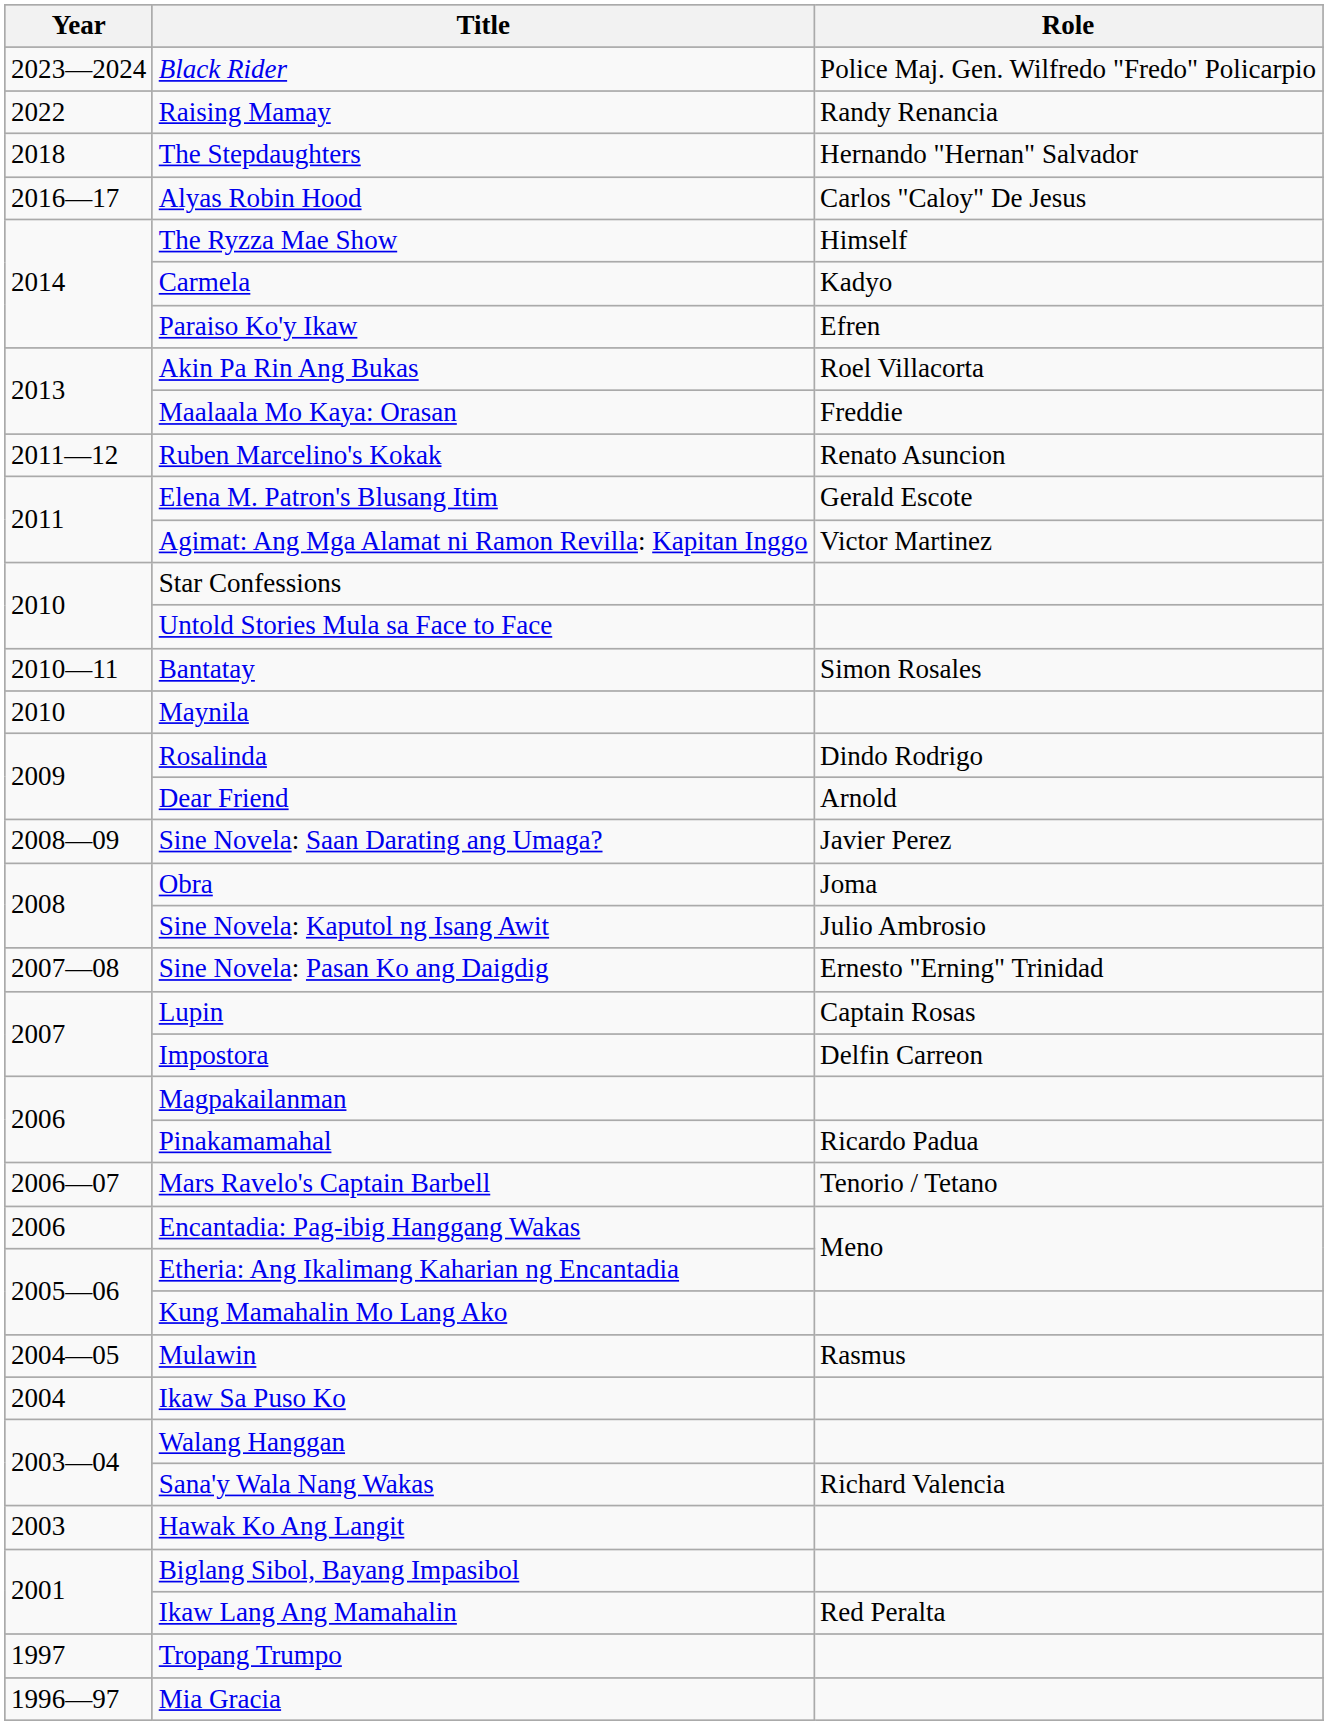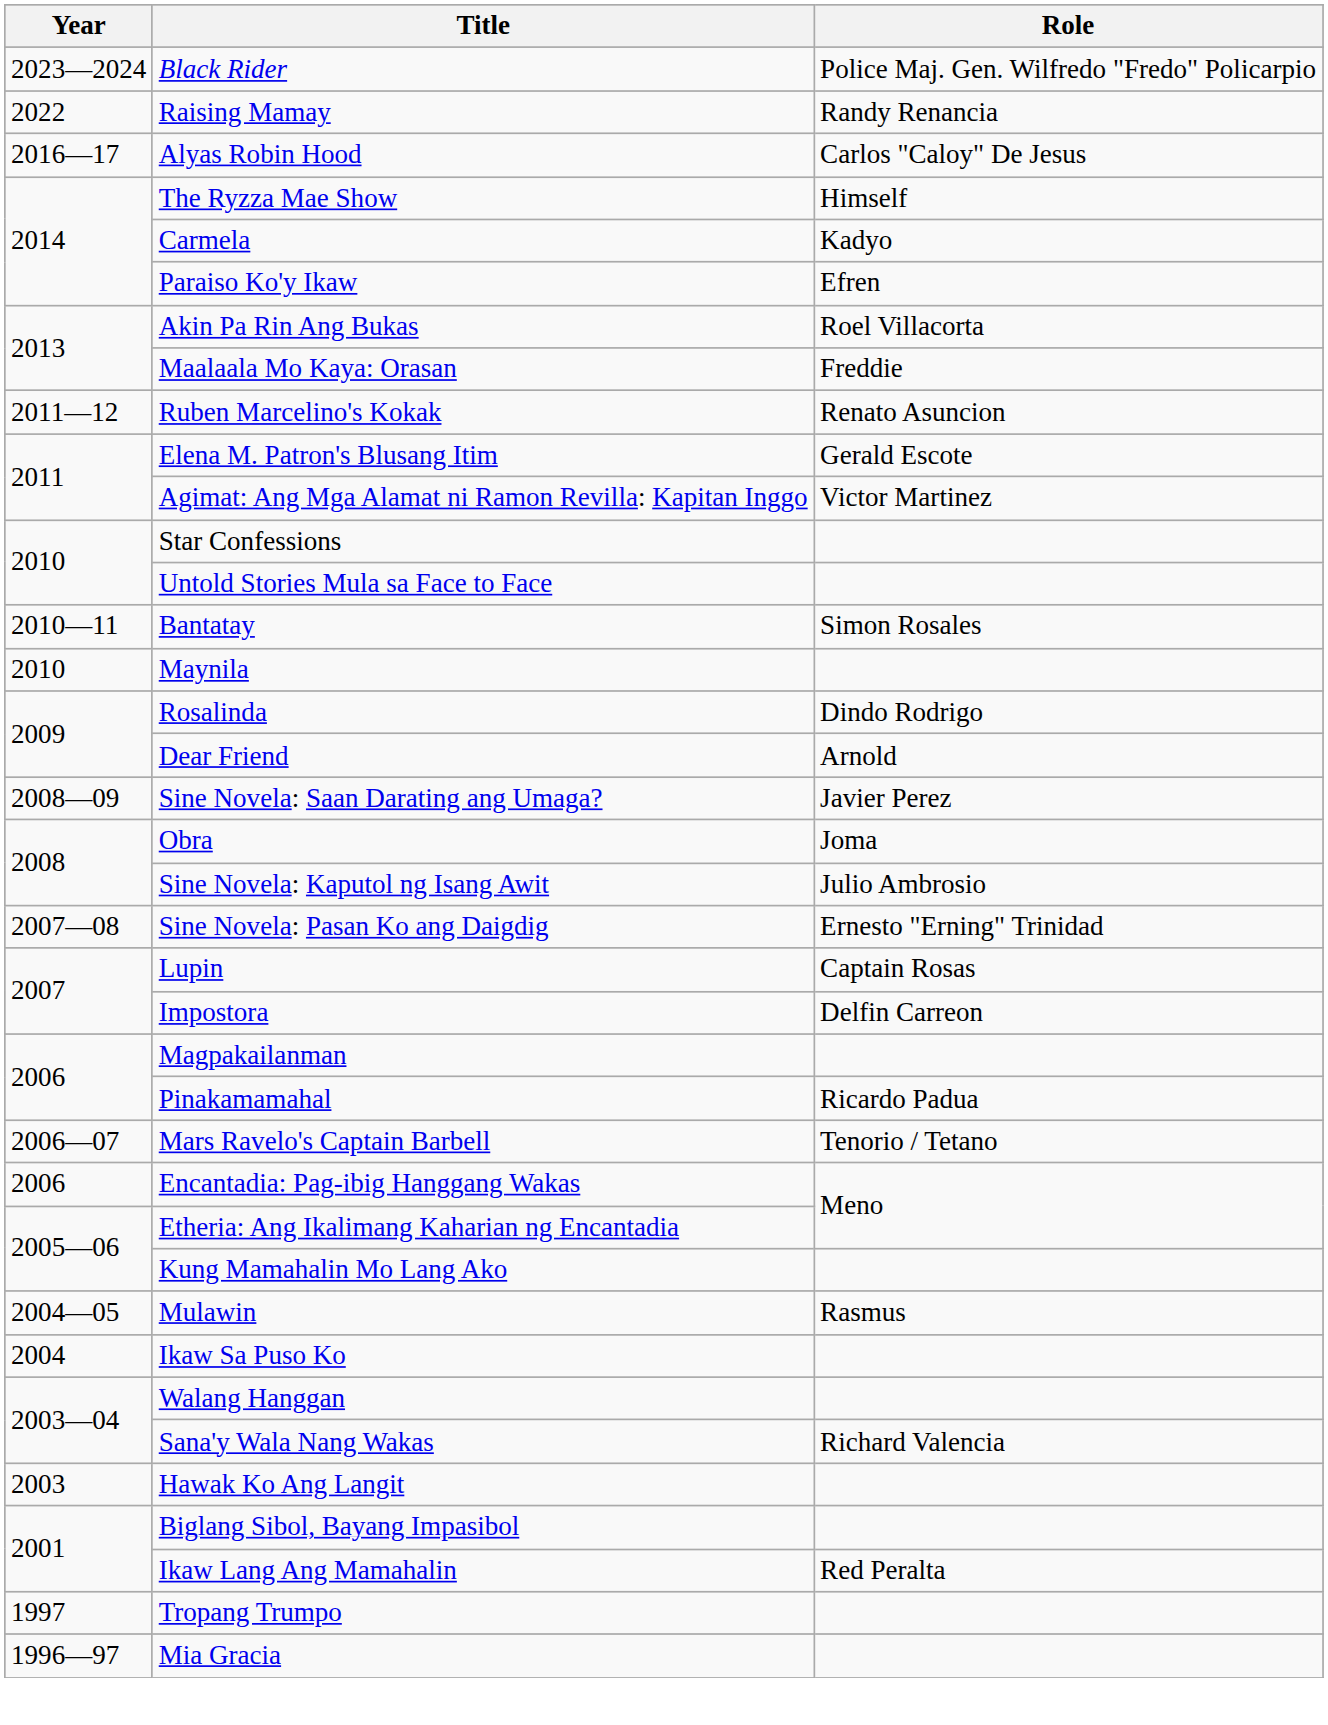- row: (260, 154)
